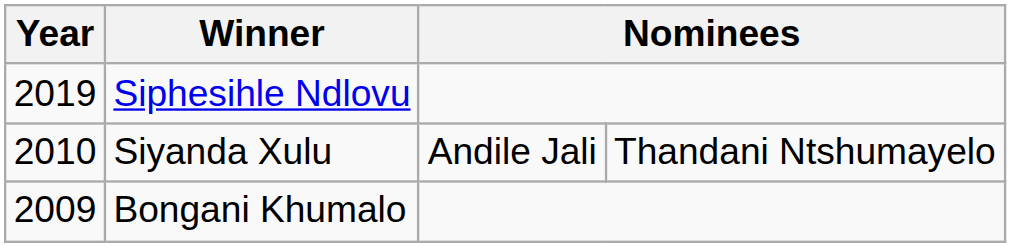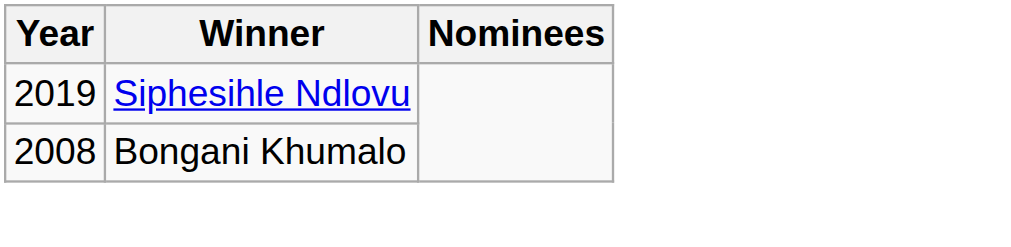- row: (223, 151)
(55, 210) 2009 -> (55, 151) 2008
